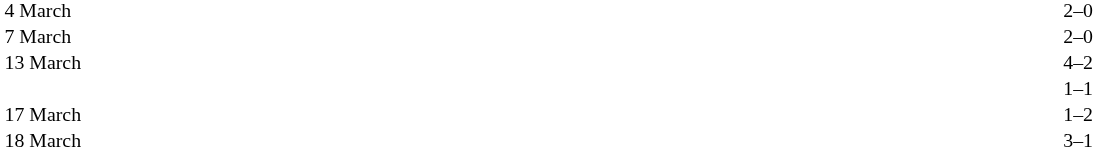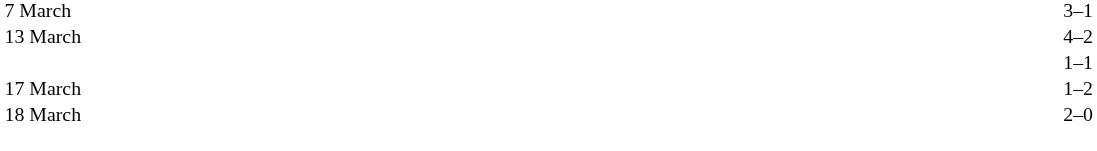- row: (38, 10)
(1078, 36) 2–0 -> (1078, 10) 3–1
(1078, 140) 3–1 -> (1078, 114) 2–0
